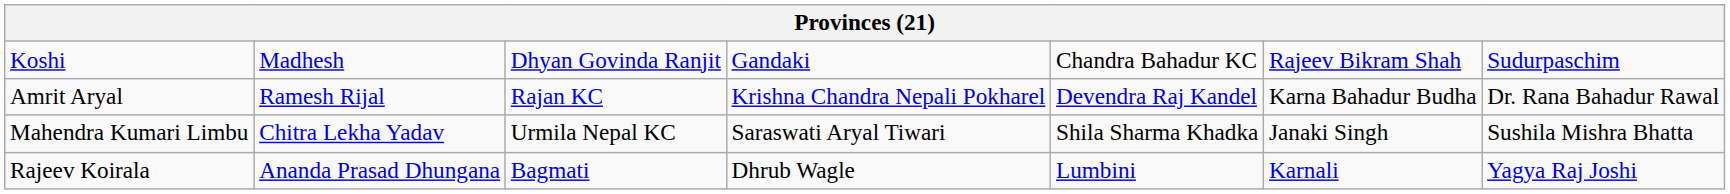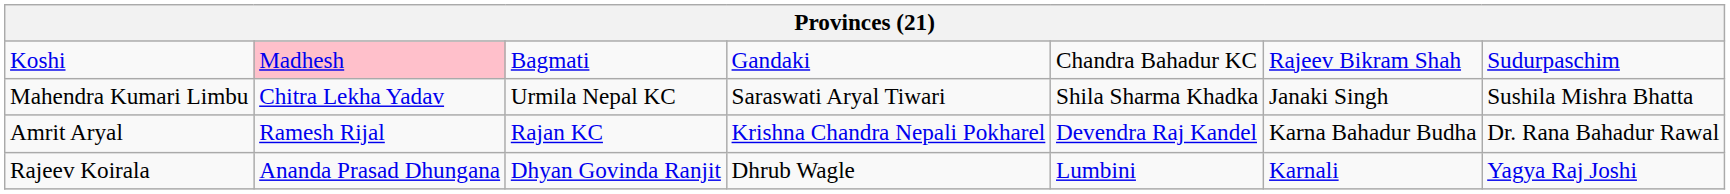(302, 59) no background -> (302, 59) pink background
(616, 59) Dhyan Govinda Ranjit -> (550, 59) Bagmati
rows swapped: (129, 133) <-> (66, 96)
(550, 170) Bagmati -> (616, 170) Dhyan Govinda Ranjit
